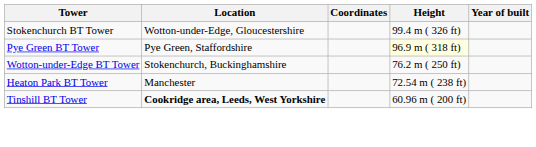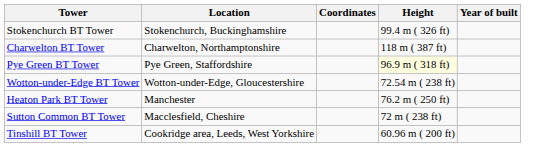(224, 30) Wotton-under-Edge, Gloucestershire -> (215, 30) Stokenchurch, Buckinghamshire
+ row: (56, 47)
(215, 64) Stokenchurch, Buckinghamshire -> (224, 82) Wotton-under-Edge, Gloucestershire
(426, 64) 76.2 m ( 250 ft) -> (418, 82) 72.54 m ( 238 ft)
(429, 82) 72.54 m ( 238 ft) -> (415, 99) 76.2 m ( 250 ft)
+ row: (66, 116)
(235, 99) bold -> (229, 133) normal
